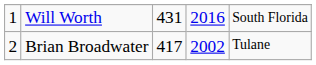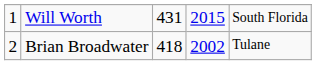(208, 18) 2016 -> (208, 18) 2015
(169, 45) 417 -> (169, 45) 418
